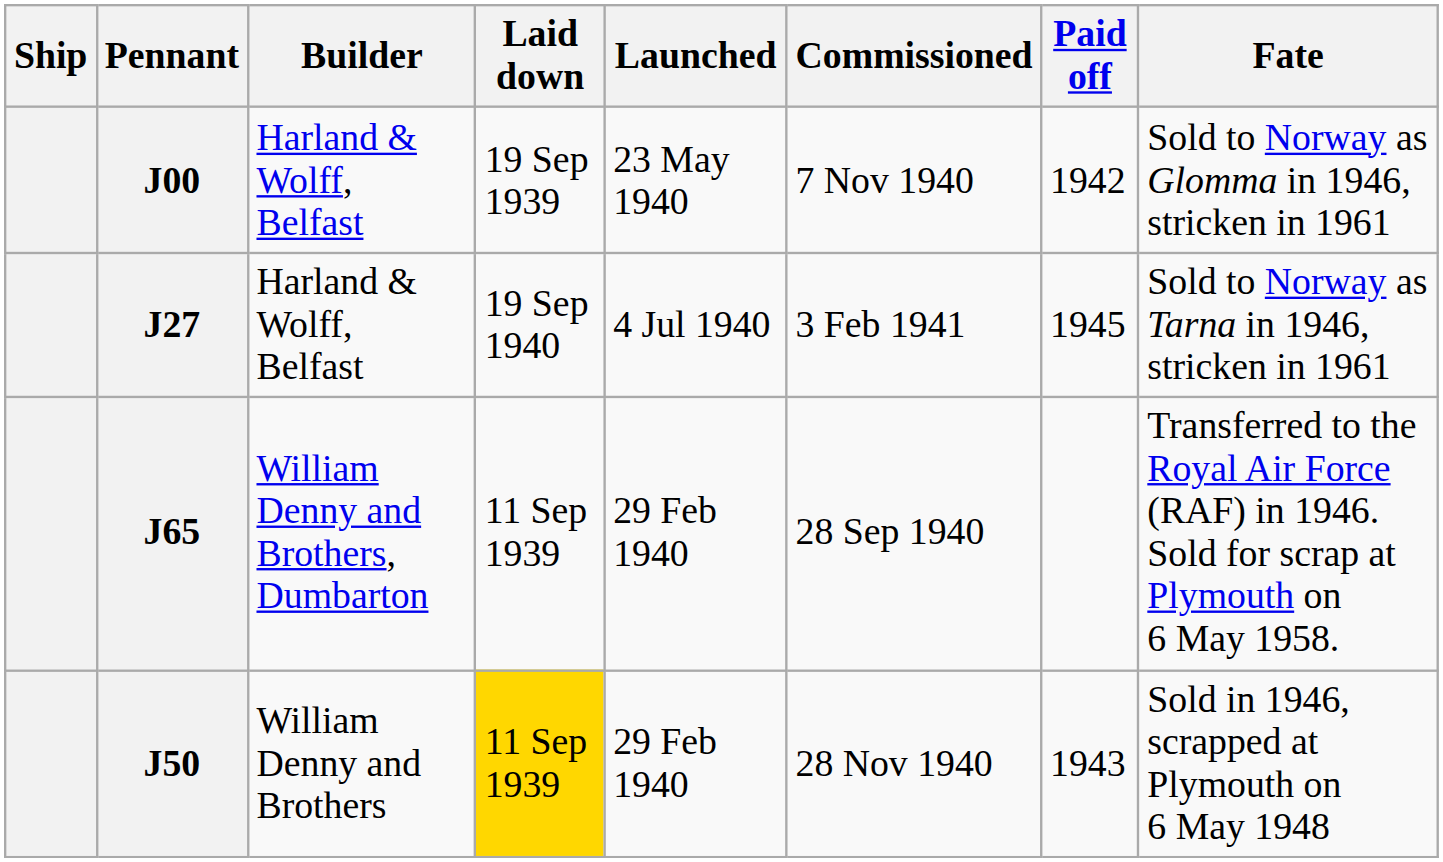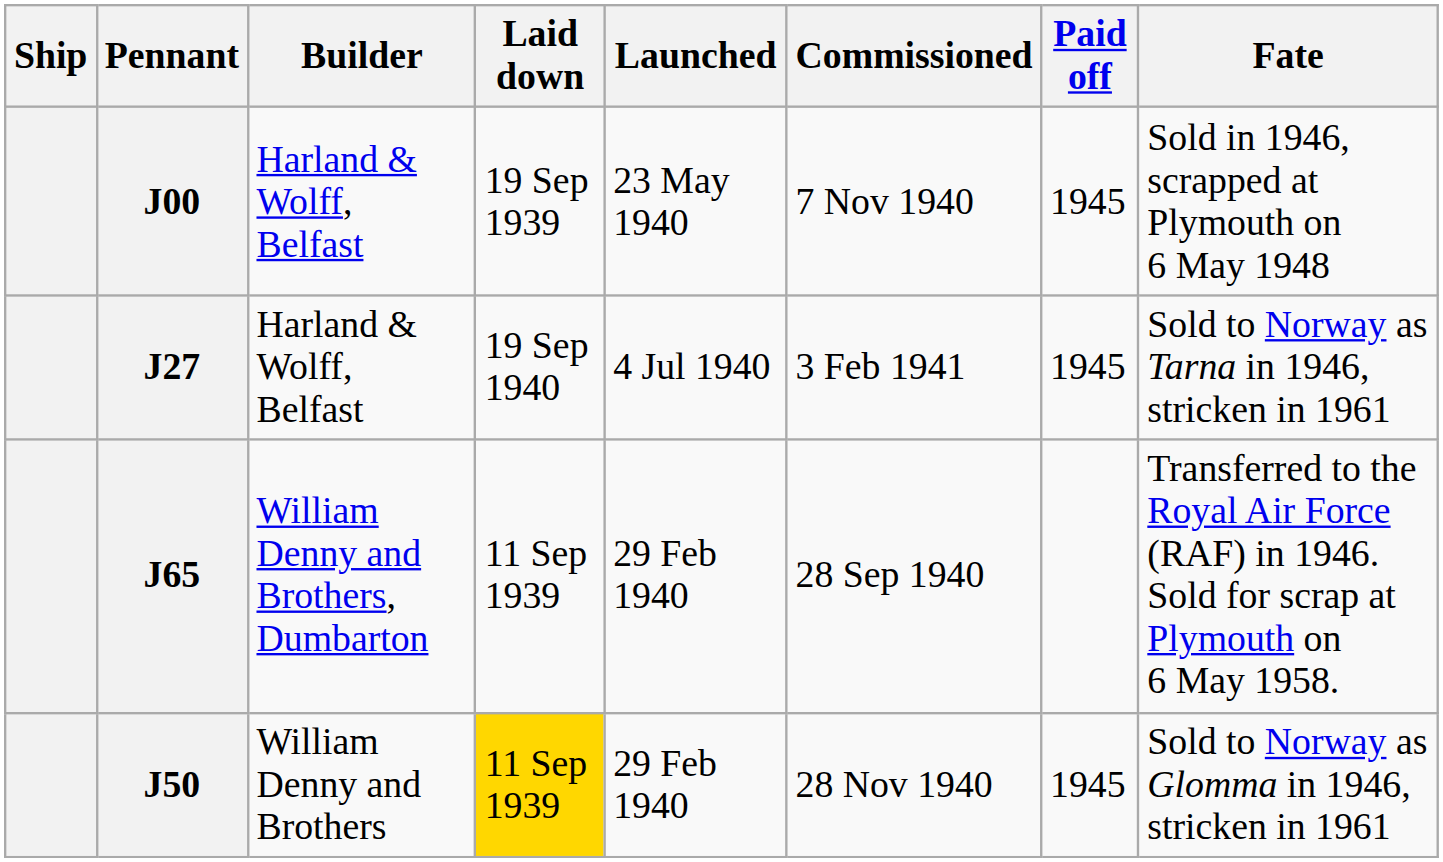(1088, 179) 1942 -> (1088, 200) 1945
(1287, 179) Sold to Norway as Glomma in 1946, stricken in 1961 -> (1249, 200) Sold in 1946, scrapped at Plymouth on 6 May 1948
(1088, 762) 1943 -> (1088, 783) 1945
(1249, 762) Sold in 1946, scrapped at Plymouth on 6 May 1948 -> (1287, 783) Sold to Norway as Glomma in 1946, stricken in 1961
